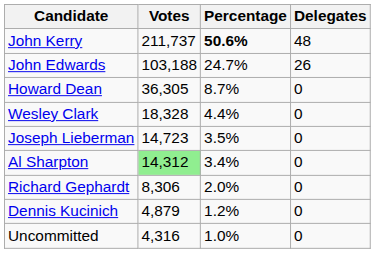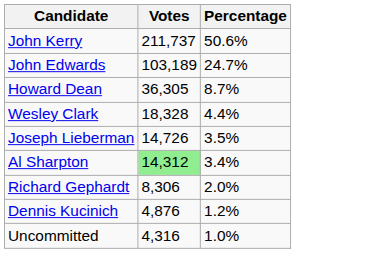- column: (330, 16)
(226, 41) bold -> (226, 41) normal
(169, 65) 103,188 -> (169, 65) 103,189
(165, 138) 14,723 -> (165, 138) 14,726
(161, 211) 4,879 -> (161, 211) 4,876
